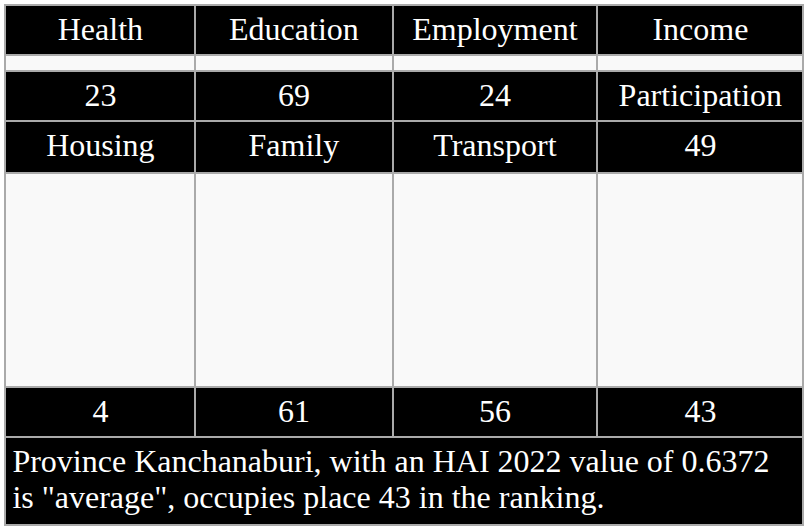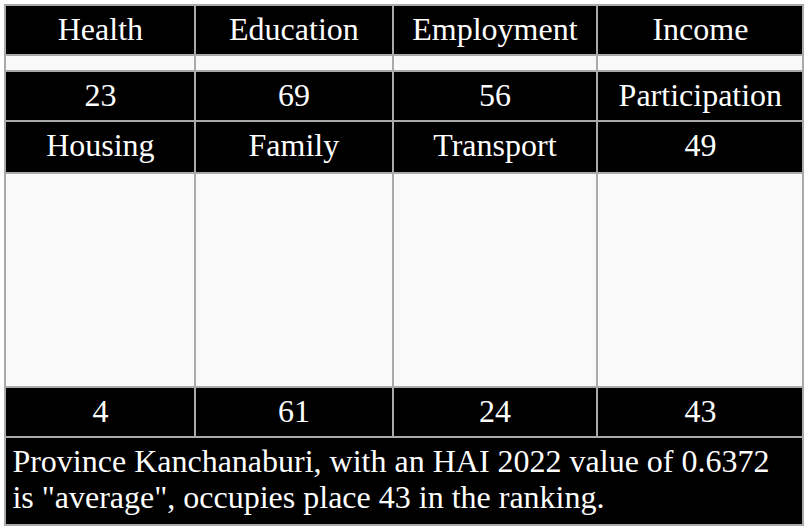(495, 95) 24 -> (495, 95) 56
(495, 411) 56 -> (495, 411) 24
